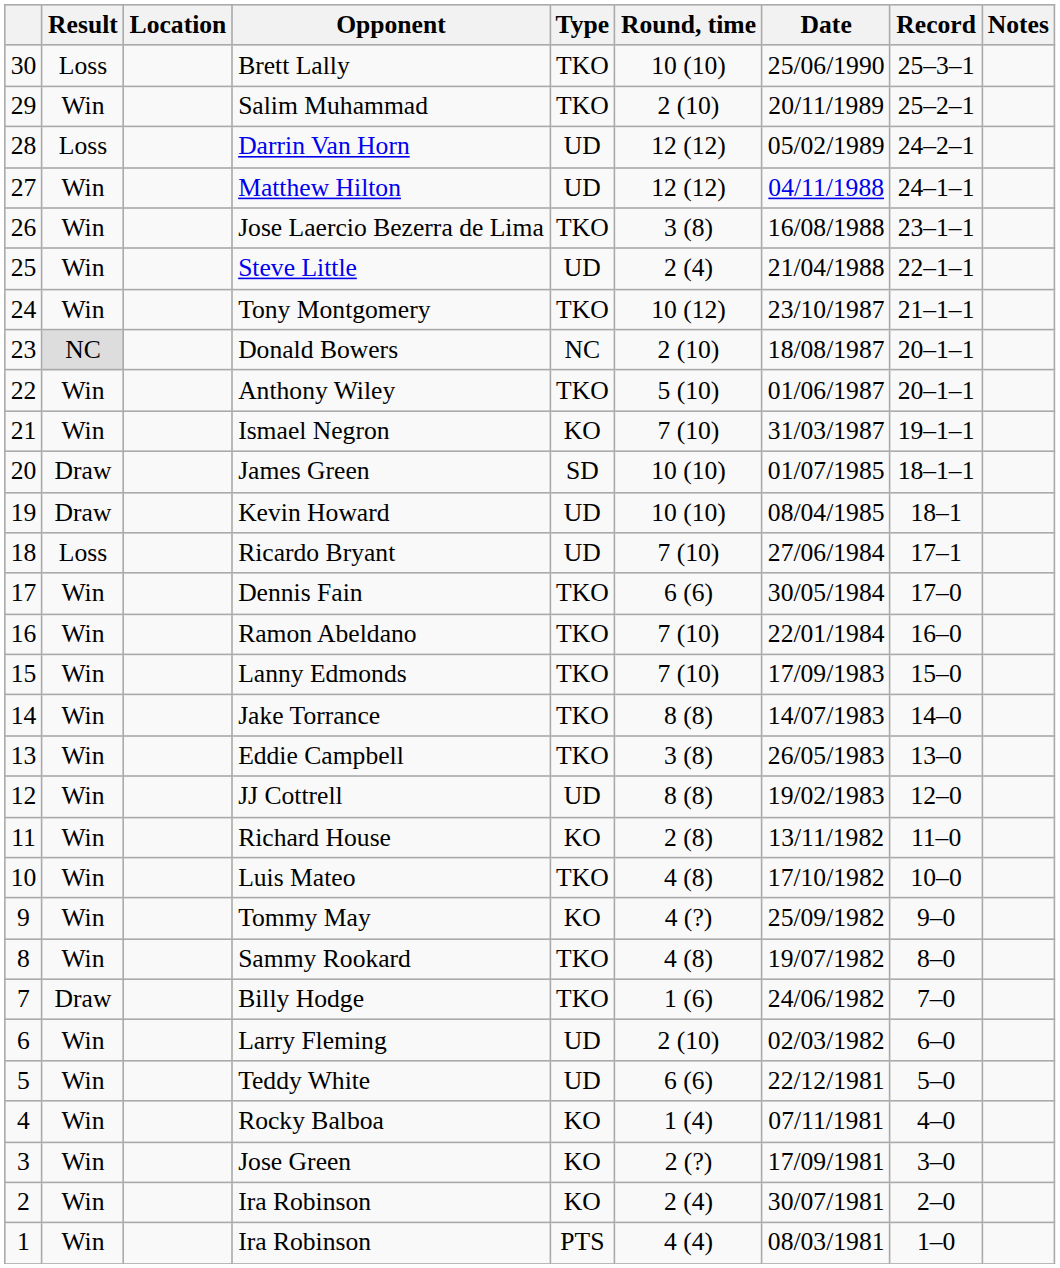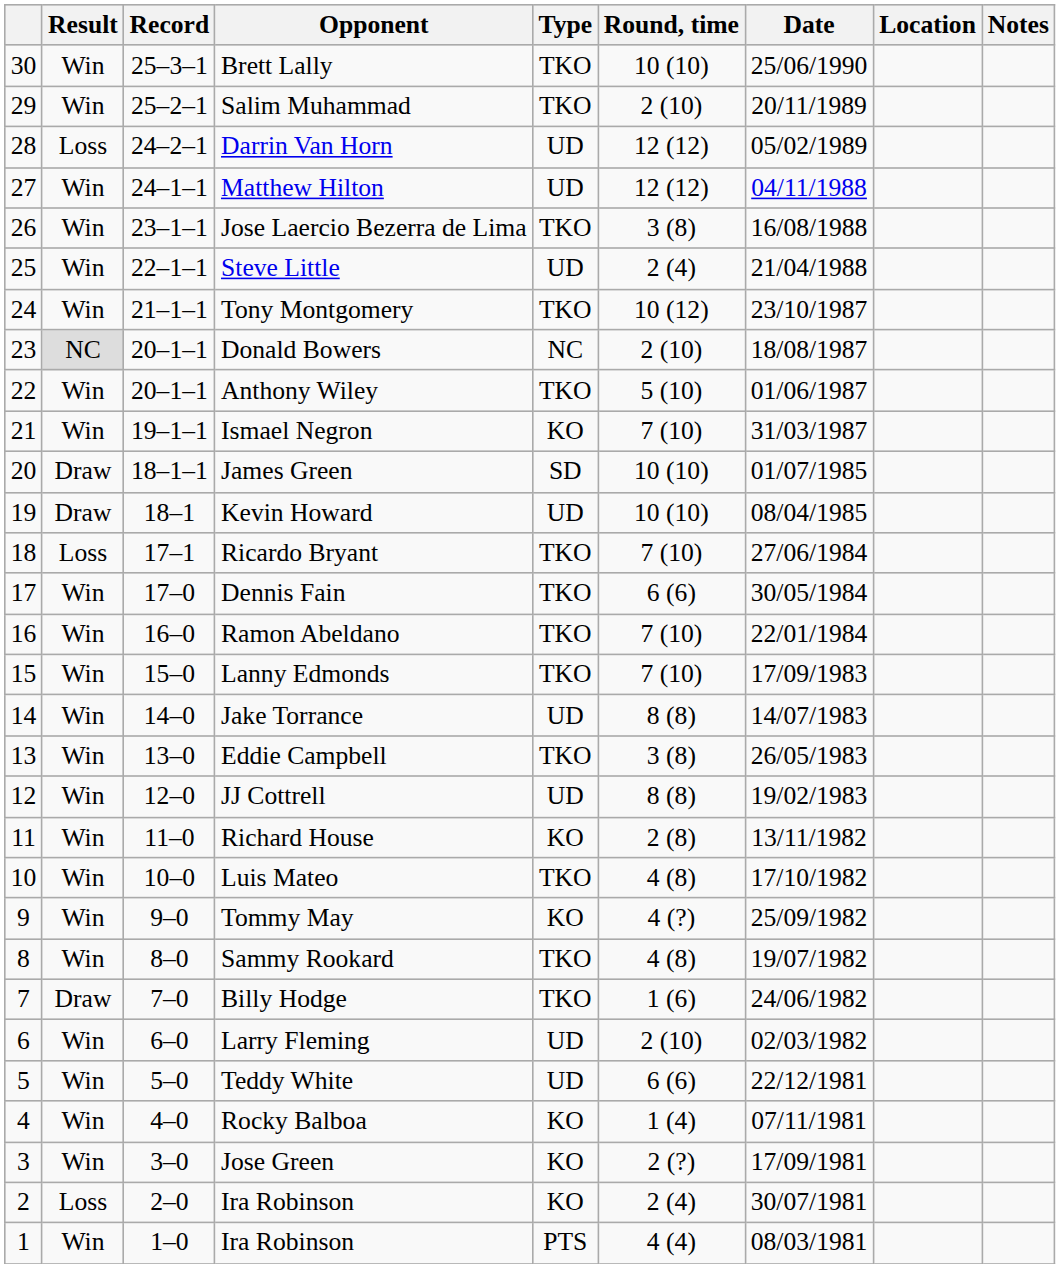columns swapped: (936, 24) <-> (178, 24)
(83, 65) Loss -> (83, 65) Win
(582, 552) UD -> (565, 552) TKO
(582, 715) TKO -> (565, 715) UD
(83, 1202) Win -> (83, 1202) Loss
